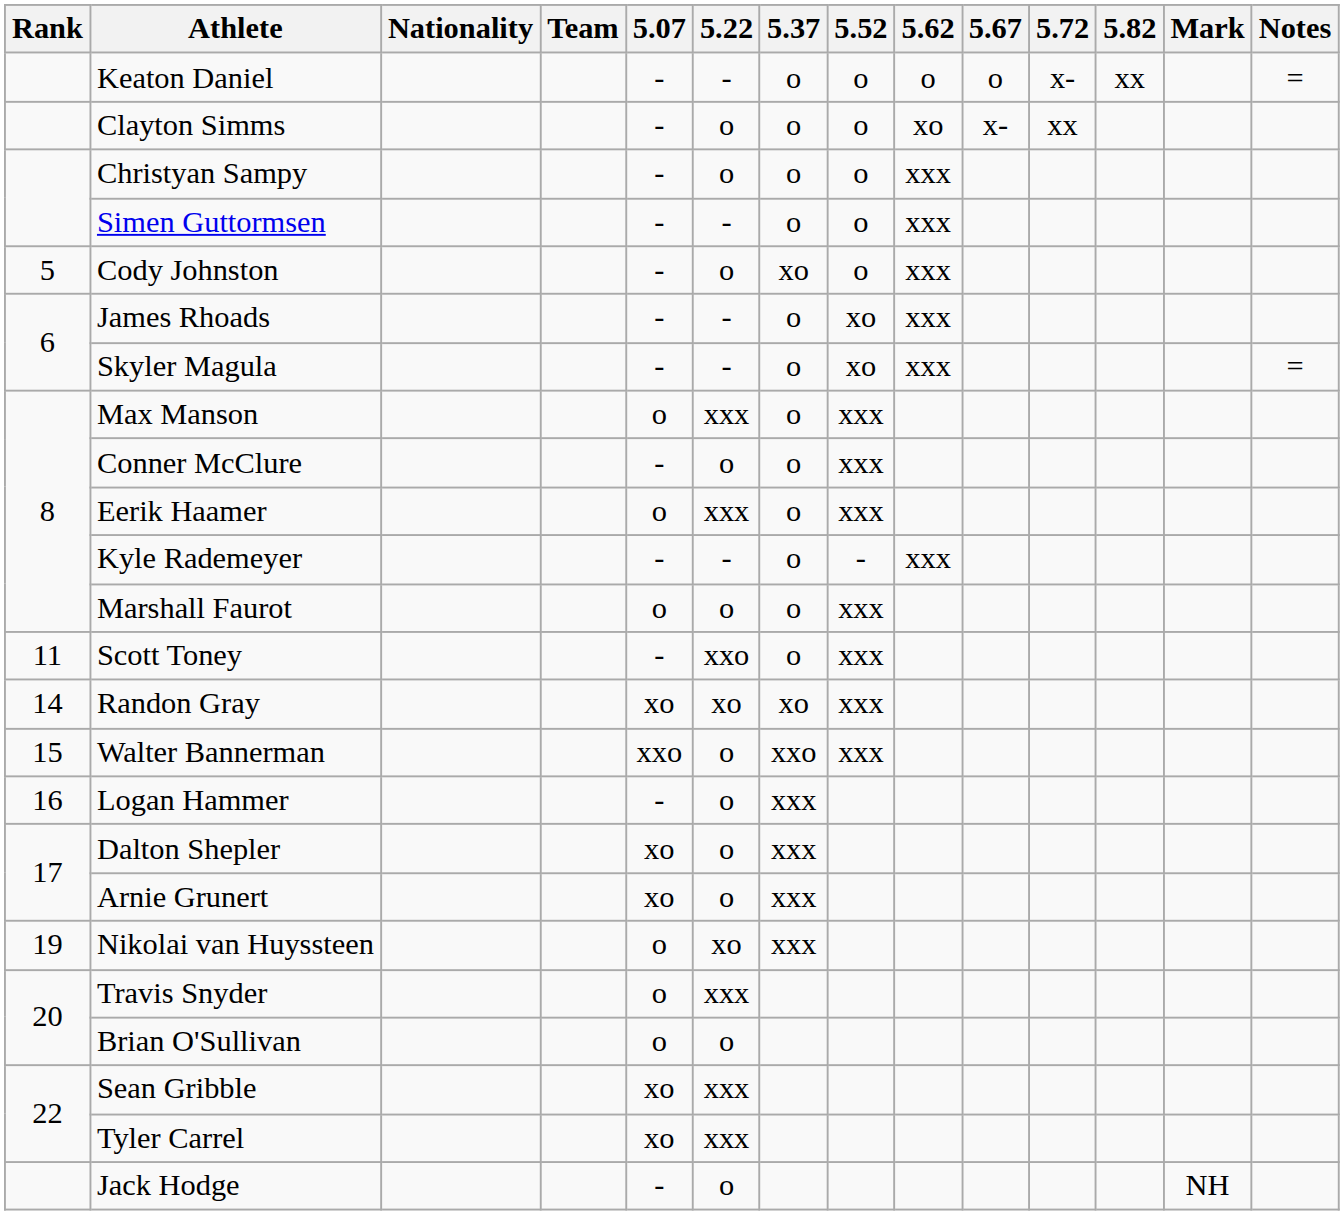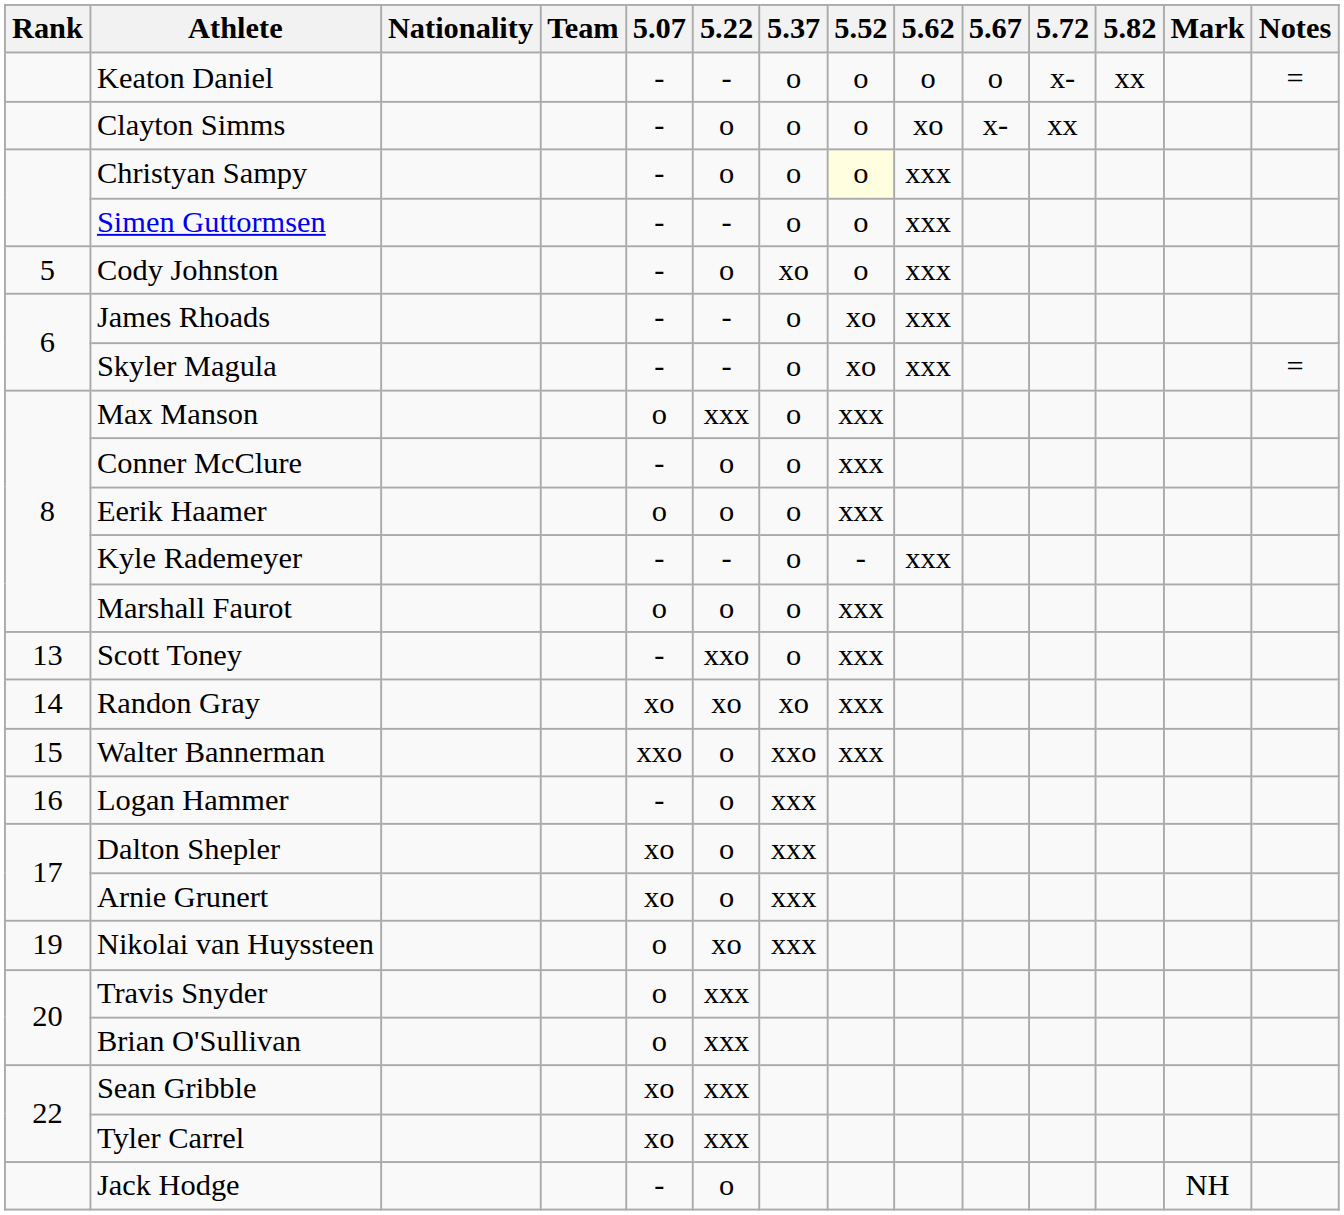(861, 173) no background -> (861, 173) lightyellow background
(727, 510) xxx -> (727, 510) o
(47, 655) 11 -> (47, 655) 13
(727, 1041) o -> (727, 1041) xxx
